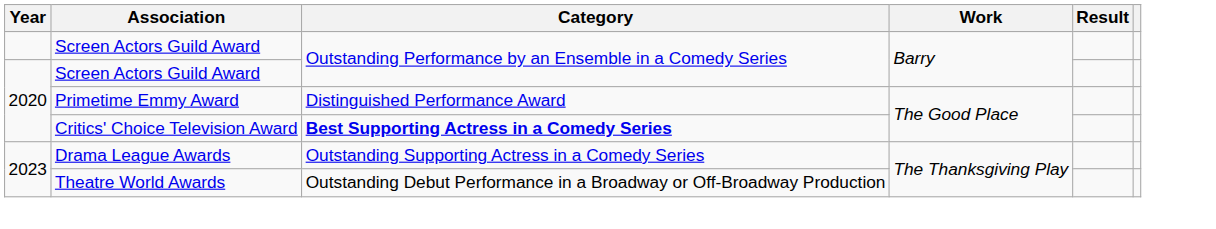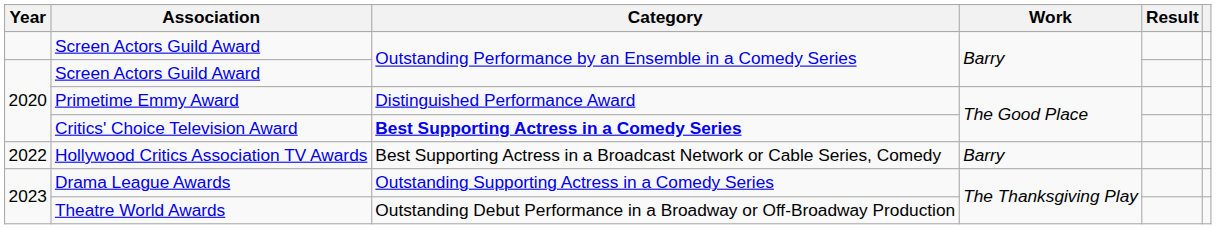+ row: (28, 155)
